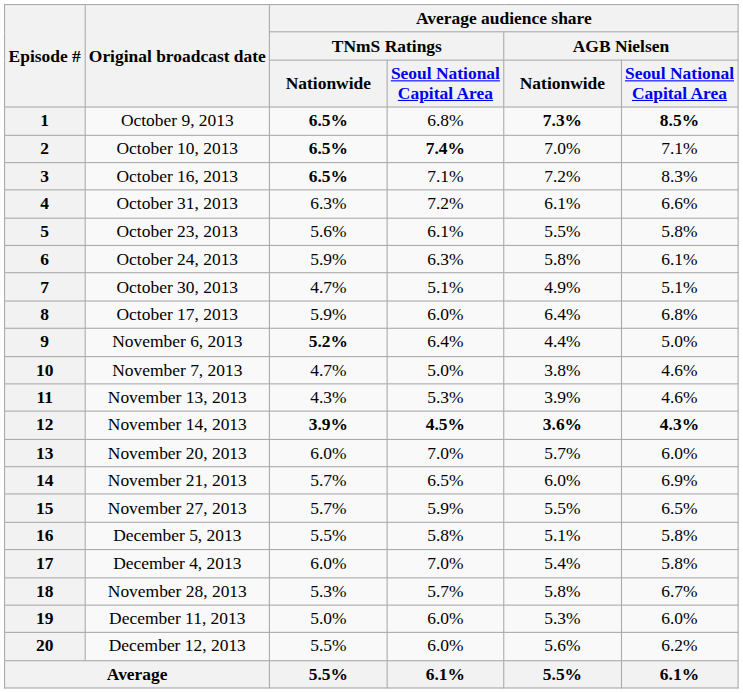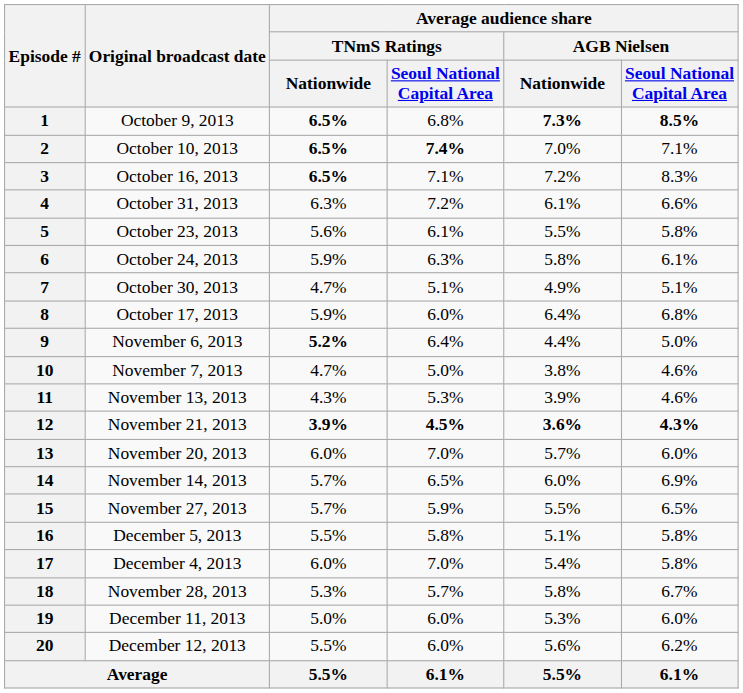(177, 425) November 14, 2013 -> (177, 425) November 21, 2013
(177, 480) November 21, 2013 -> (177, 480) November 14, 2013
